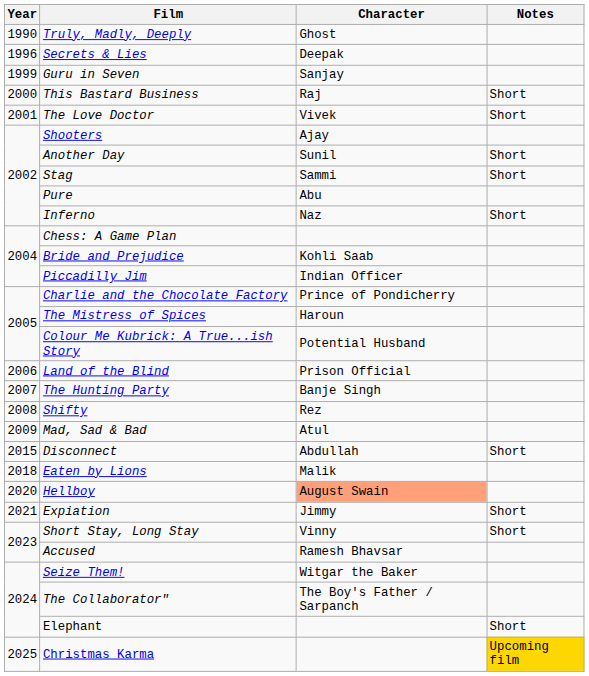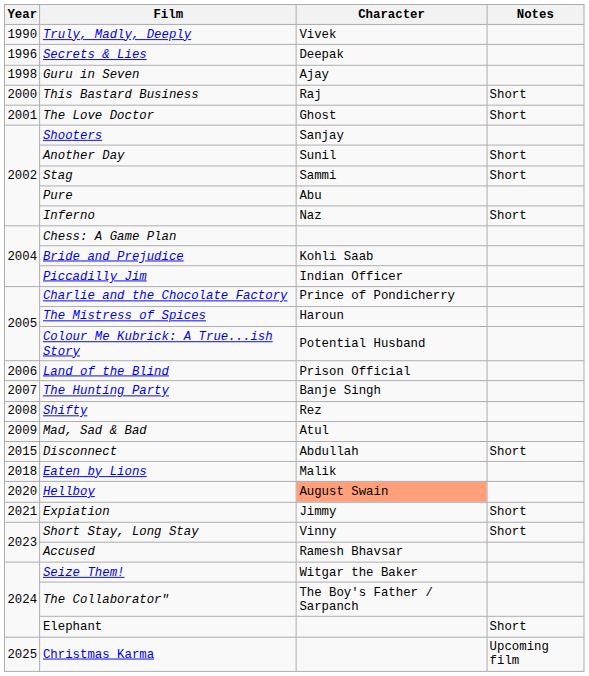(318, 35) Ghost -> (318, 35) Vivek
(22, 75) 1999 -> (22, 75) 1998
(322, 75) Sanjay -> (314, 75) Ajay
(318, 115) Vivek -> (318, 115) Ghost
(314, 135) Ajay -> (322, 135) Sanjay
(519, 654) gold background -> (519, 654) no background
